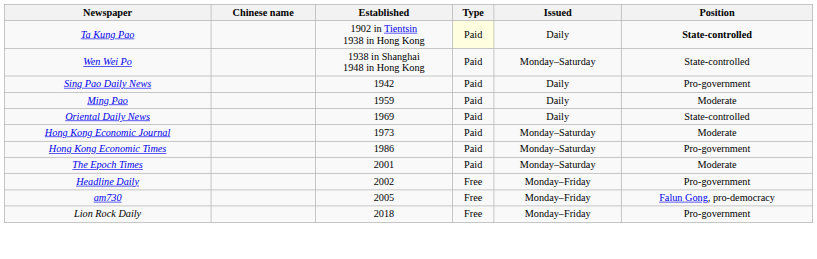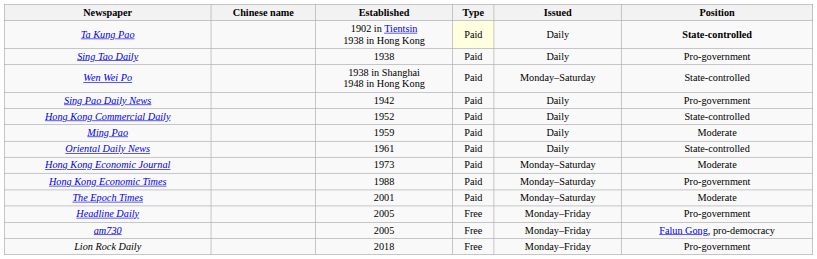+ row: (108, 56)
+ row: (108, 116)
(384, 116) 1969 -> (384, 149) 1961
(384, 149) 1986 -> (384, 181) 1988
(384, 181) 2002 -> (384, 214) 2005
